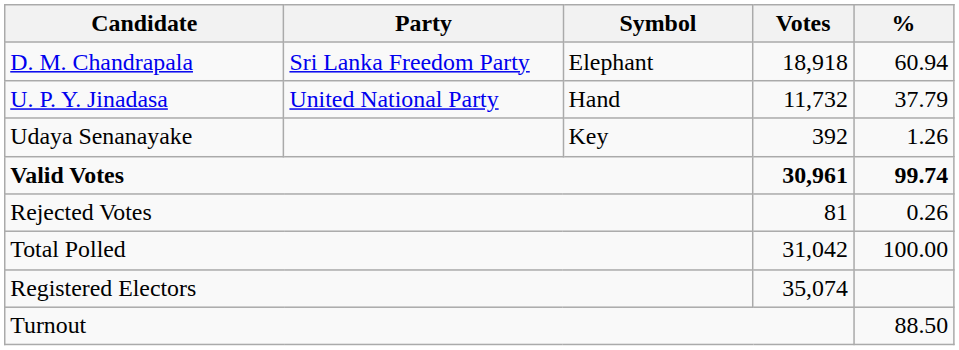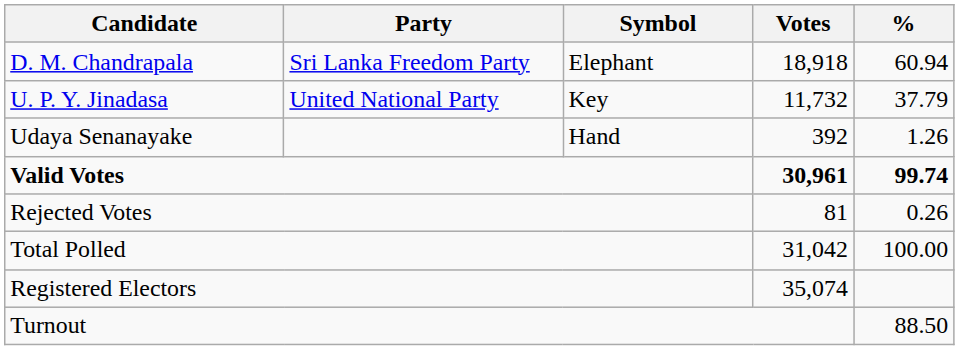(594, 99) Hand -> (588, 99) Key
(588, 136) Key -> (594, 136) Hand
